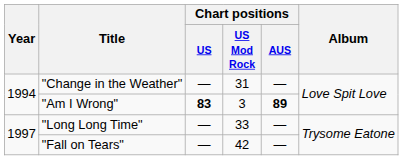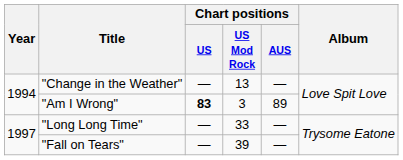(242, 84) 31 -> (242, 84) 13
(280, 104) bold -> (280, 104) normal
(242, 144) 42 -> (242, 144) 39
